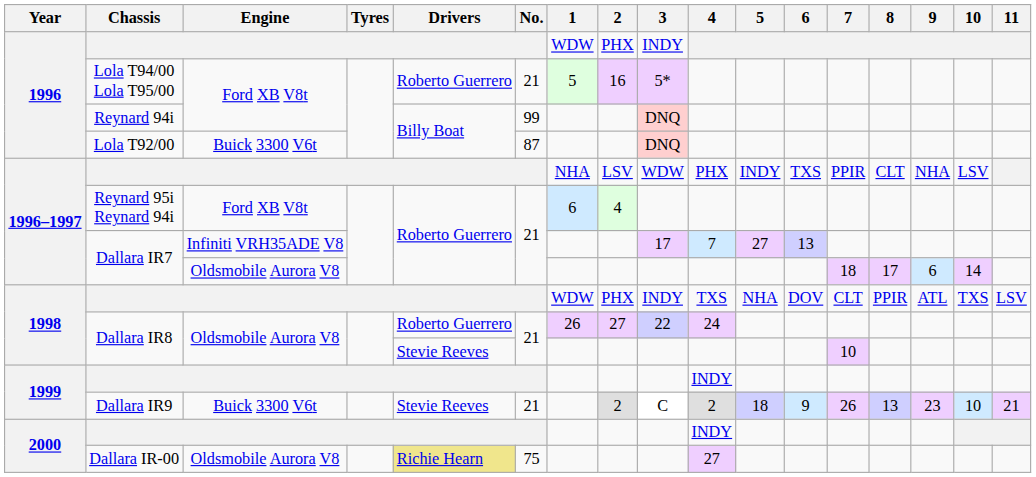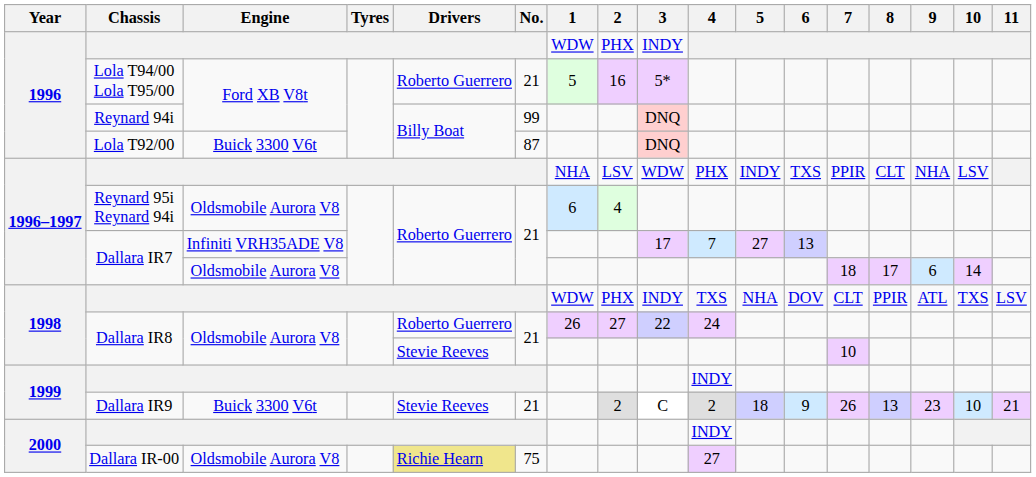(265, 208) Ford XB V8t -> (265, 208) Oldsmobile Aurora V8
